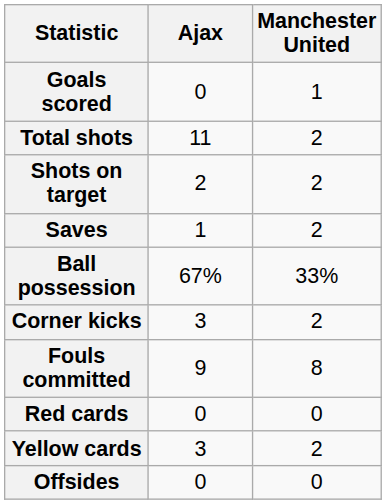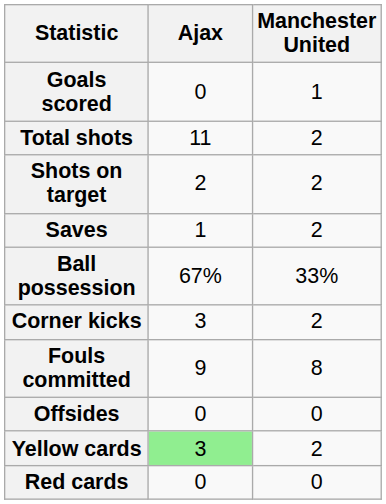rows swapped: (77, 482) <-> (77, 414)
(200, 448) no background -> (200, 448) lightgreen background
